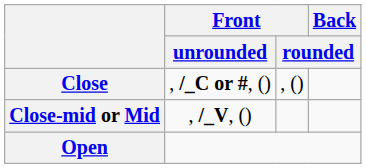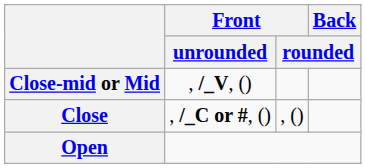rows swapped: (85, 83) <-> (85, 115)
